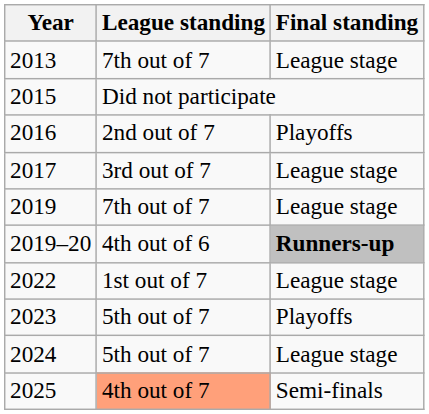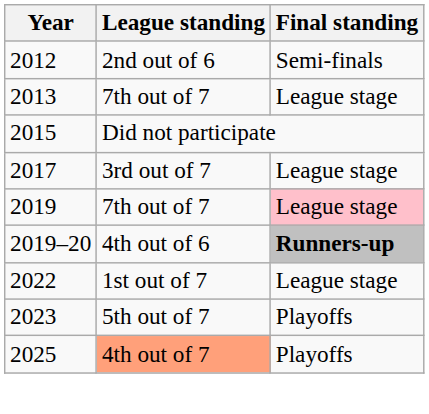+ row: (33, 59)
- row: (33, 133)
(337, 206) no background -> (337, 206) pink background
- row: (33, 354)
(329, 390) Semi-finals -> (314, 354) Playoffs
